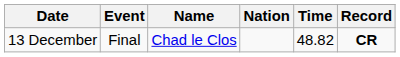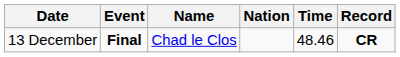(124, 39) normal -> (124, 39) bold
(315, 39) 48.82 -> (315, 39) 48.46
